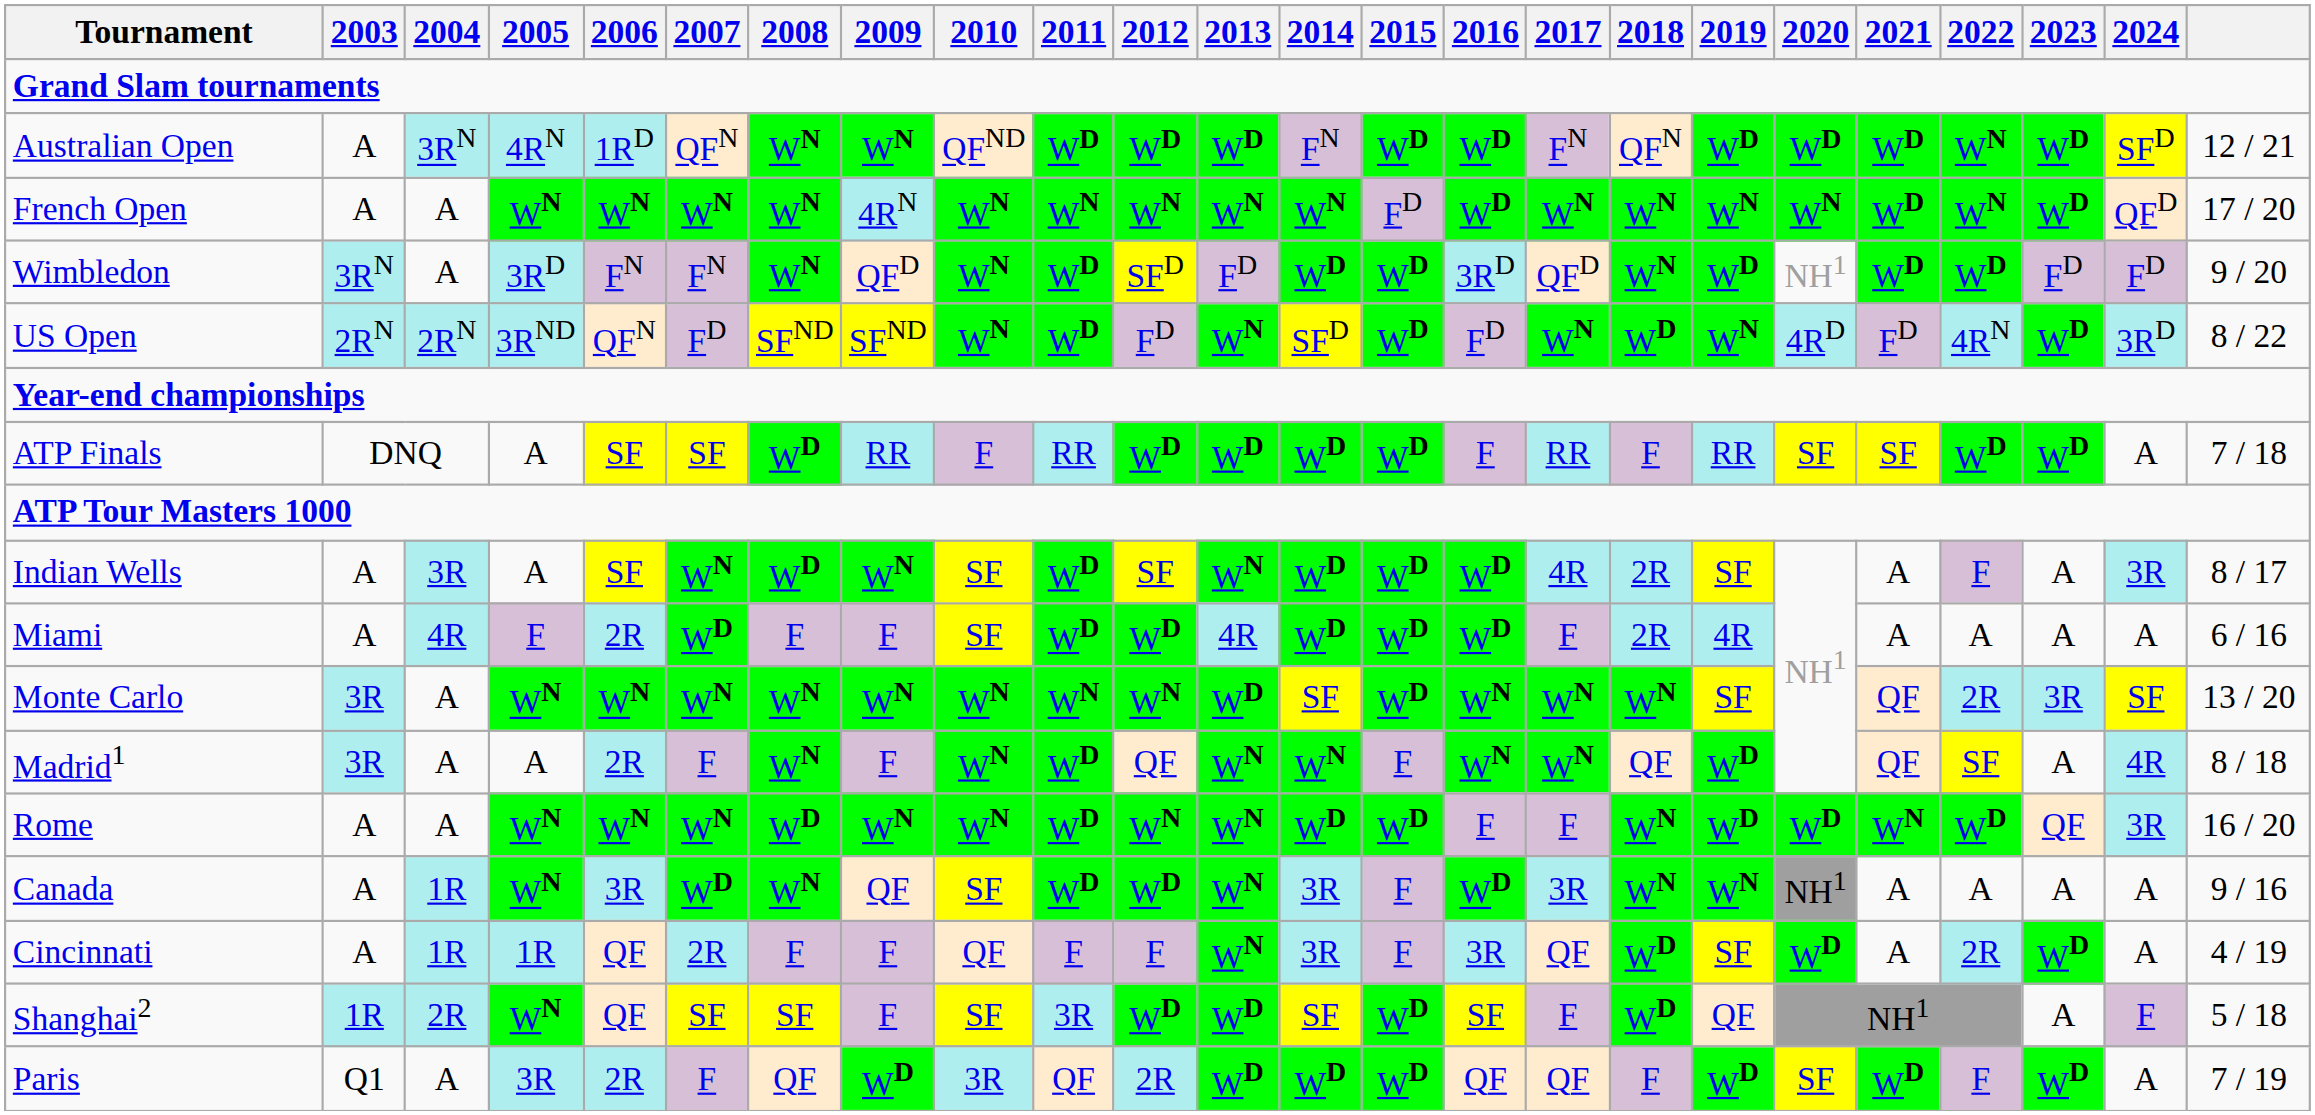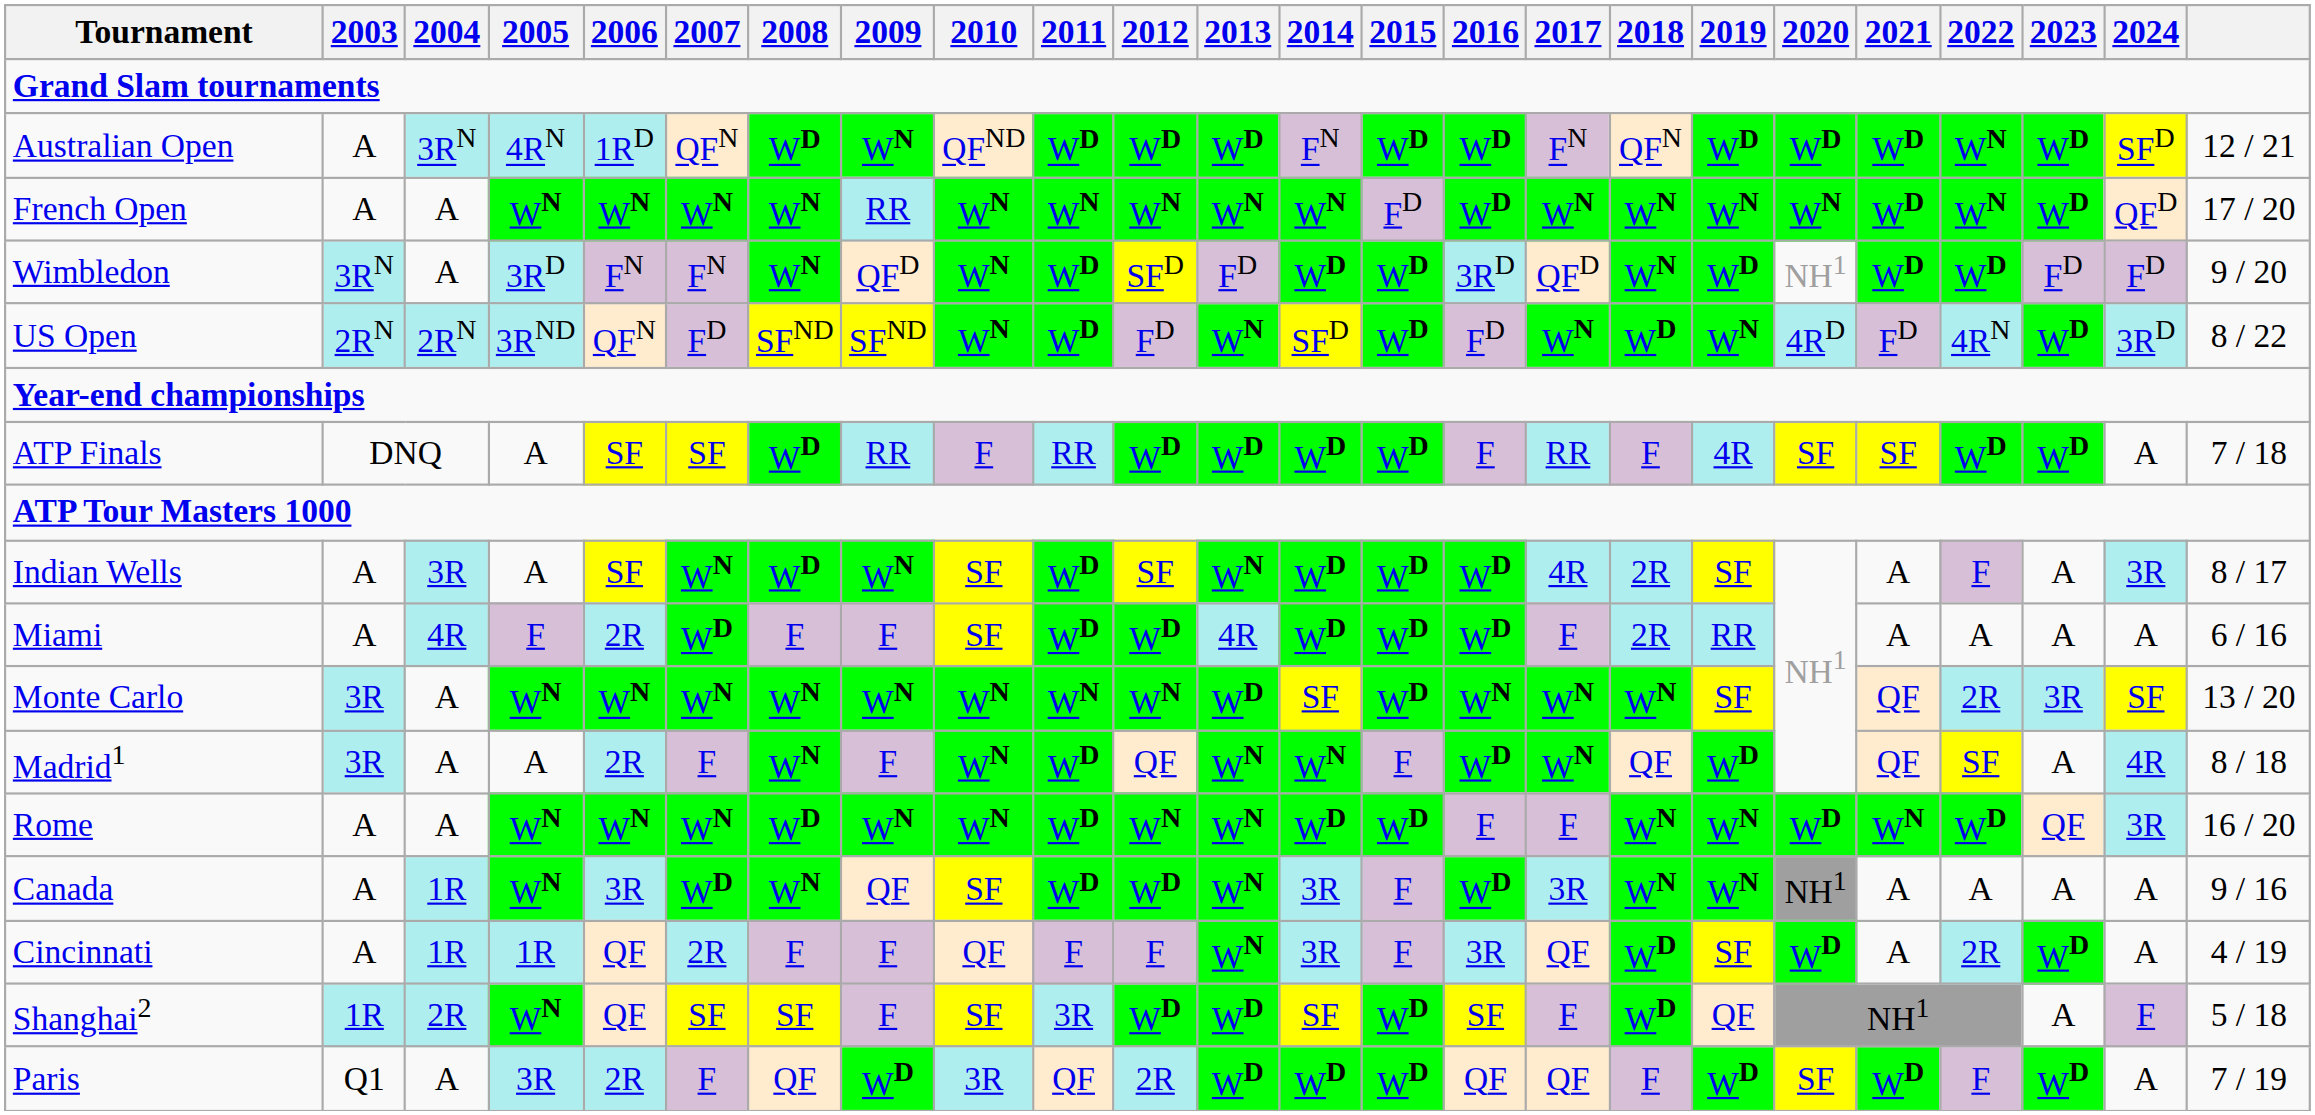(795, 144) WN -> (795, 144) WD
(888, 207) 4RN -> (888, 207) RR
(1733, 452) RR -> (1733, 452) 4R
(1733, 633) 4R -> (1733, 633) RR
(1485, 760) WN -> (1485, 760) WD
(1733, 824) WD -> (1733, 824) WN
